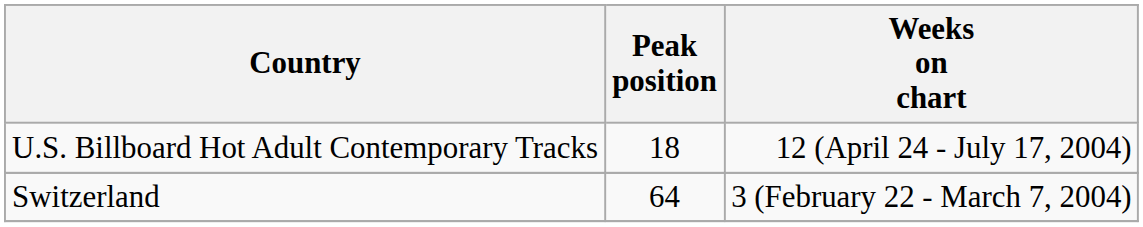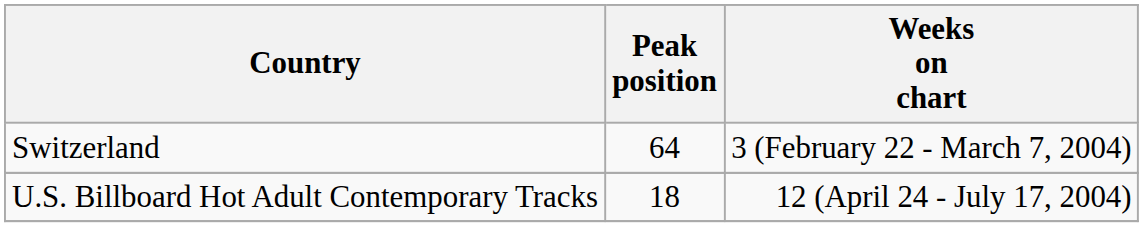rows swapped: (305, 147) <-> (86, 196)
